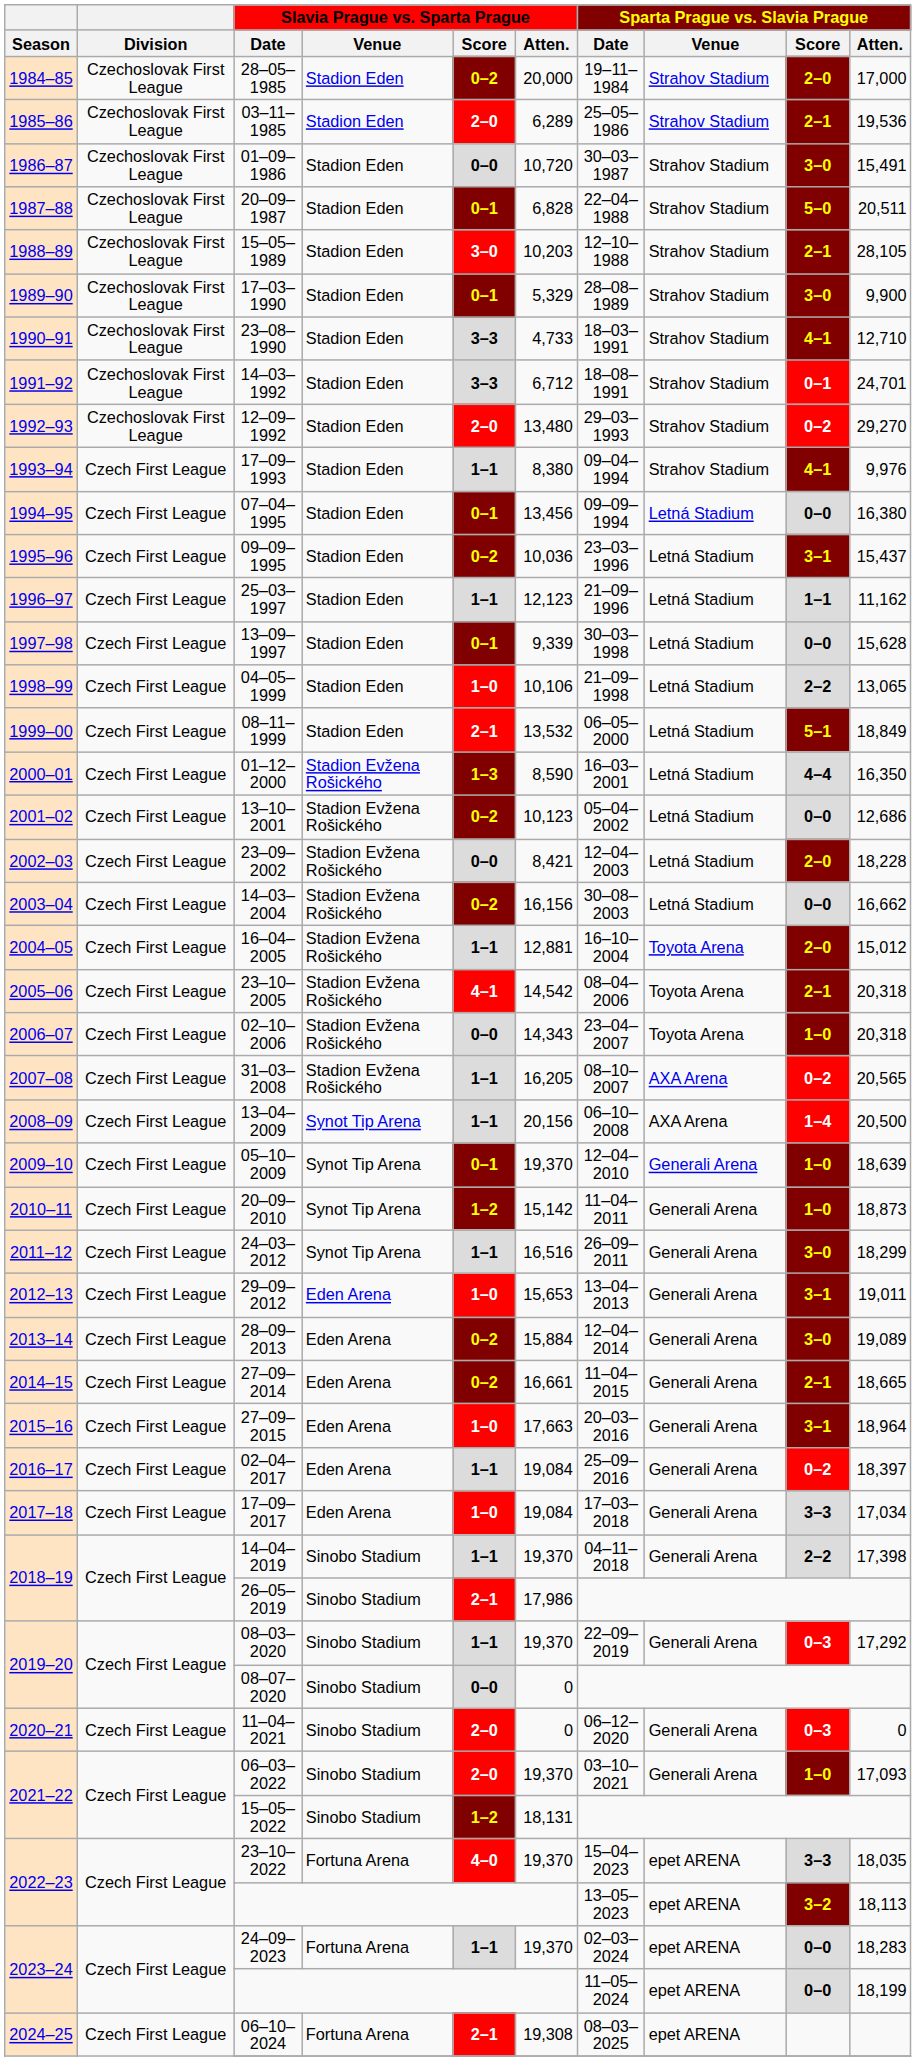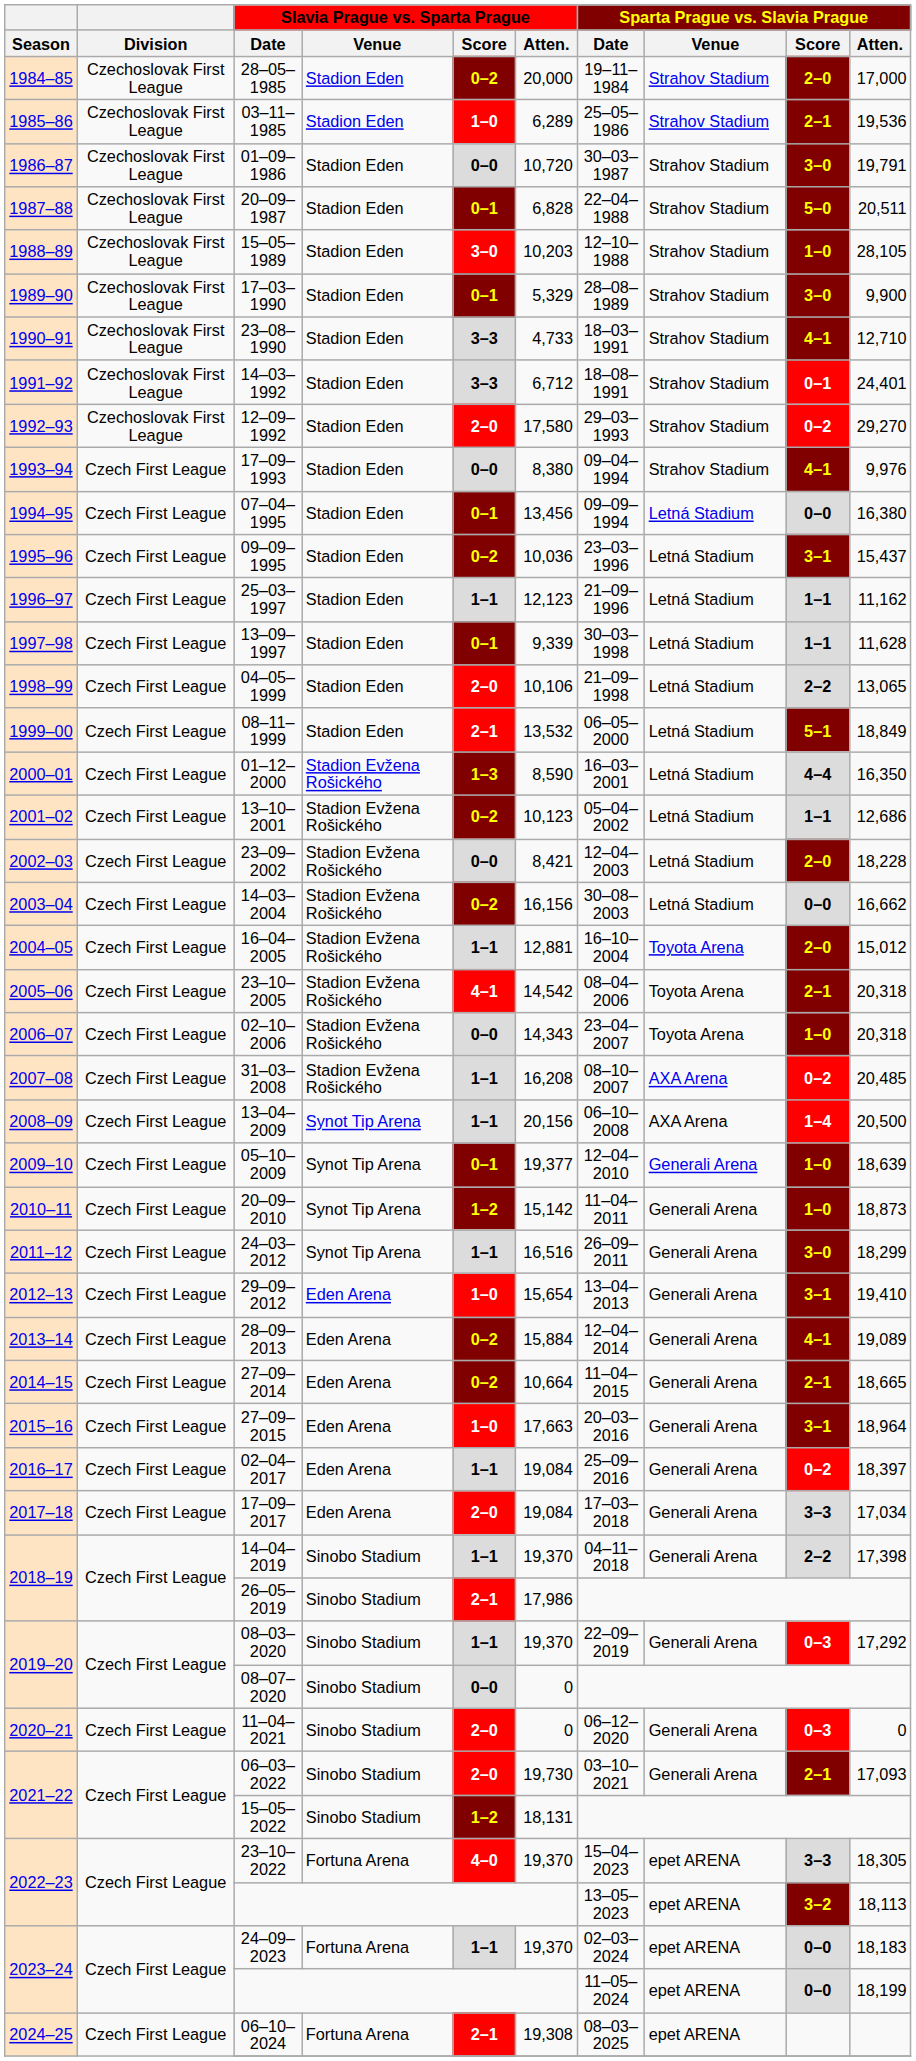(484, 121) 2–0 -> (484, 121) 1–0
(882, 165) 15,491 -> (882, 165) 19,791
(818, 252) 2–1 -> (818, 252) 1–0
(882, 382) 24,701 -> (882, 382) 24,401
(548, 426) 13,480 -> (548, 426) 17,580
(484, 469) 1–1 -> (484, 469) 0–0
(818, 643) 0–0 -> (818, 643) 1–1
(882, 643) 15,628 -> (882, 643) 11,628
(484, 687) 1–0 -> (484, 687) 2–0
(818, 817) 0–0 -> (818, 817) 1–1
(548, 1078) 16,205 -> (548, 1078) 16,208
(882, 1078) 20,565 -> (882, 1078) 20,485
(548, 1165) 19,370 -> (548, 1165) 19,377
(548, 1295) 15,653 -> (548, 1295) 15,654
(882, 1295) 19,011 -> (882, 1295) 19,410
(818, 1339) 3–0 -> (818, 1339) 4–1
(548, 1382) 16,661 -> (548, 1382) 10,664
(484, 1513) 1–0 -> (484, 1513) 2–0
(548, 1773) 19,370 -> (548, 1773) 19,730
(818, 1773) 1–0 -> (818, 1773) 2–1
(882, 1860) 18,035 -> (882, 1860) 18,305
(882, 1947) 18,283 -> (882, 1947) 18,183
